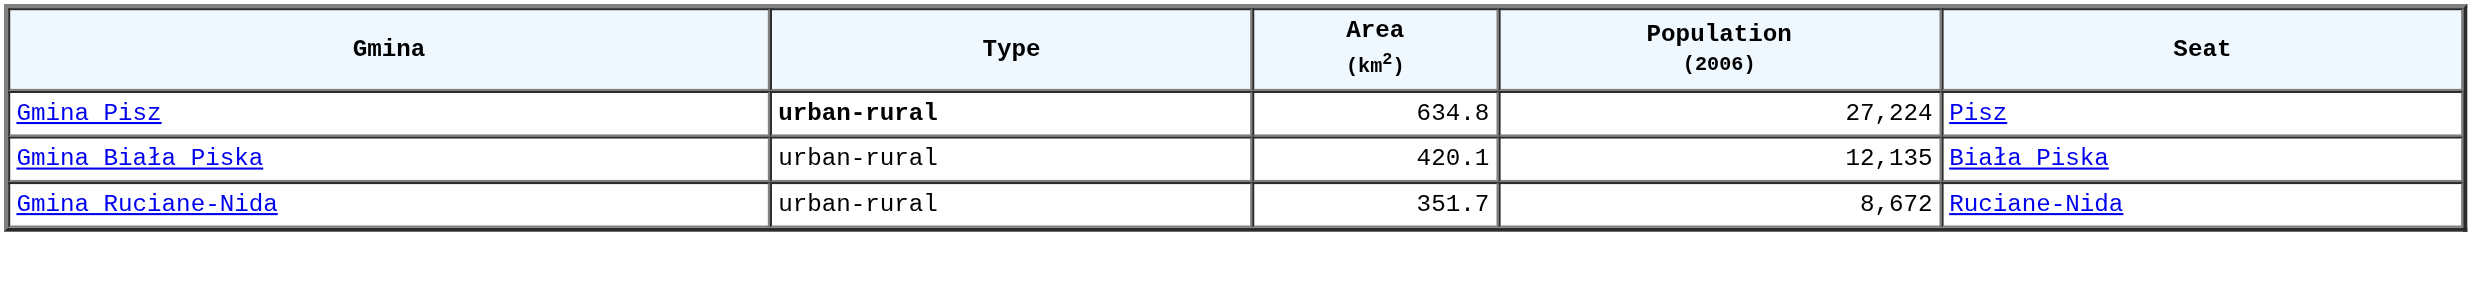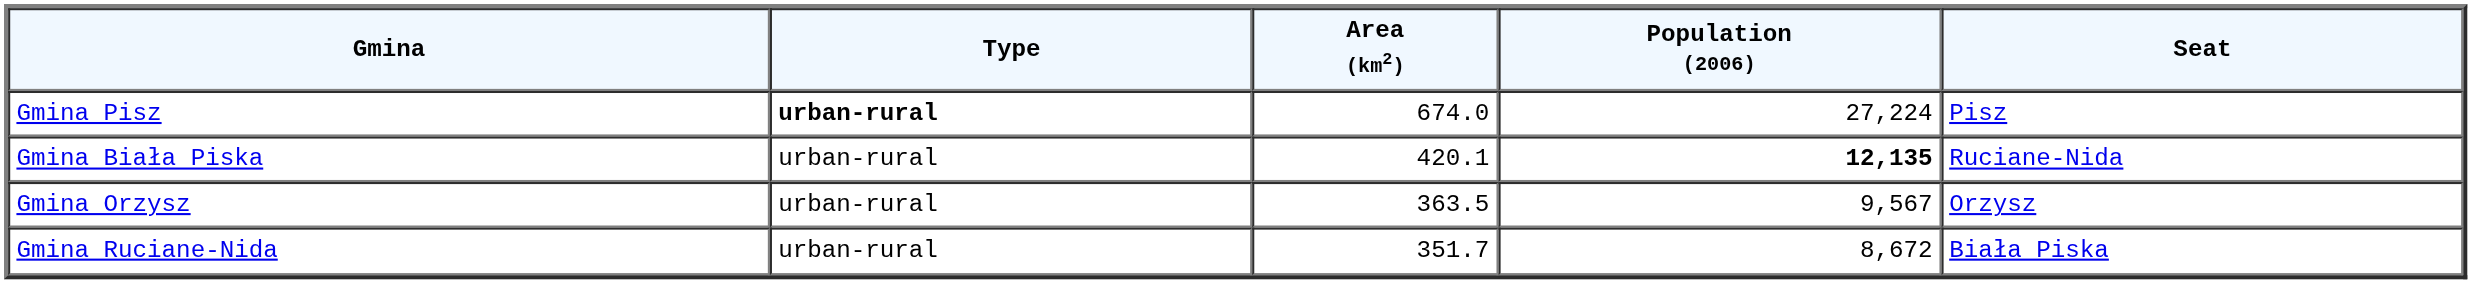(1453, 114) 634.8 -> (1453, 114) 674.0
(1889, 160) normal -> (1889, 160) bold
(2029, 160) Biała Piska -> (2036, 160) Ruciane-Nida
+ row: (104, 206)
(2036, 206) Ruciane-Nida -> (2029, 251) Biała Piska
